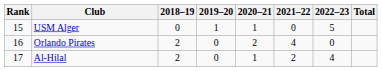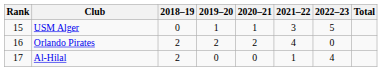(293, 27) 0 -> (293, 27) 3
(216, 43) 0 -> (216, 43) 2
(255, 58) 1 -> (255, 58) 0
(293, 58) 2 -> (293, 58) 1
